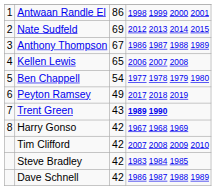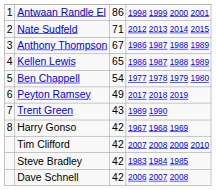(118, 29) 69 -> (118, 29) 71
(158, 62) 2006 2007 2008 -> (169, 62) 1986 1987 1988 1989
(148, 112) bold -> (148, 112) normal
(169, 178) 1986 1987 1988 1989 -> (158, 178) 2006 2007 2008
